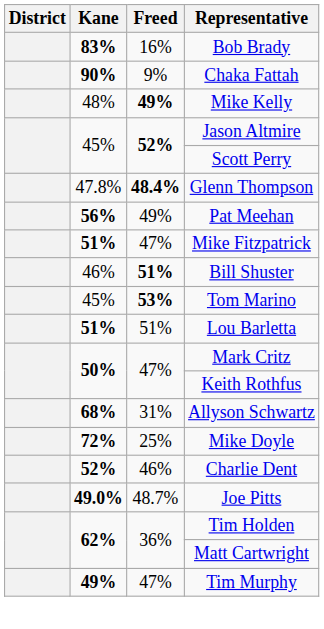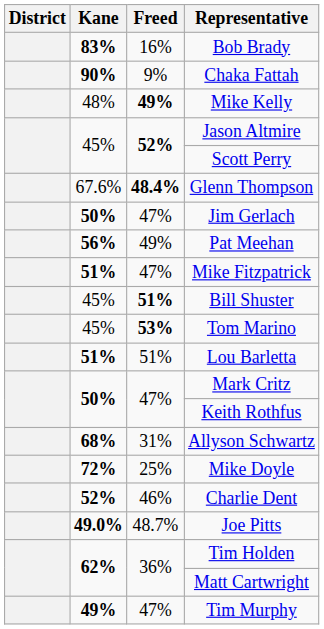(98, 187) 47.8% -> (98, 187) 67.6%
+ row: (251, 215)
(98, 272) 46% -> (98, 300) 45%
